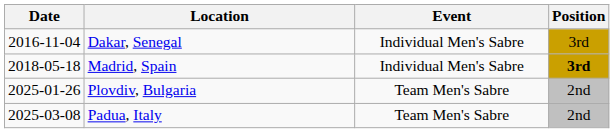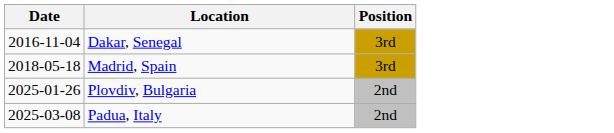- column: (452, 16)
(579, 66) bold -> (385, 66) normal
